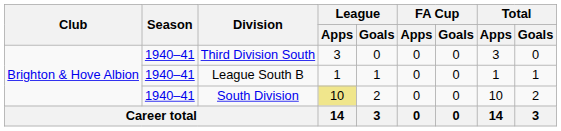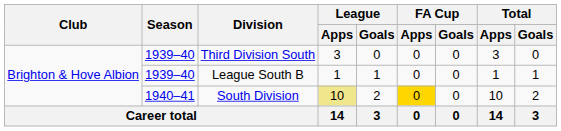(170, 55) 1940–41 -> (170, 55) 1939–40
(170, 75) 1940–41 -> (170, 75) 1939–40
(416, 95) no background -> (416, 95) gold background
